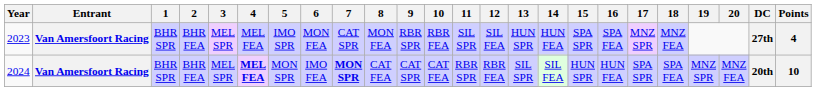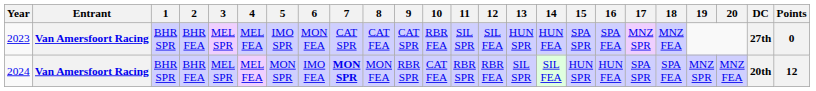(381, 38) MON FEA -> (379, 38) CAT FEA
(411, 38) RBR SPR -> (409, 38) CAT SPR
(794, 38) 4 -> (792, 38) 0
(253, 70) bold -> (252, 70) normal
(381, 70) CAT FEA -> (379, 70) MON FEA
(411, 70) CAT SPR -> (409, 70) RBR SPR
(794, 70) 10 -> (792, 70) 12
